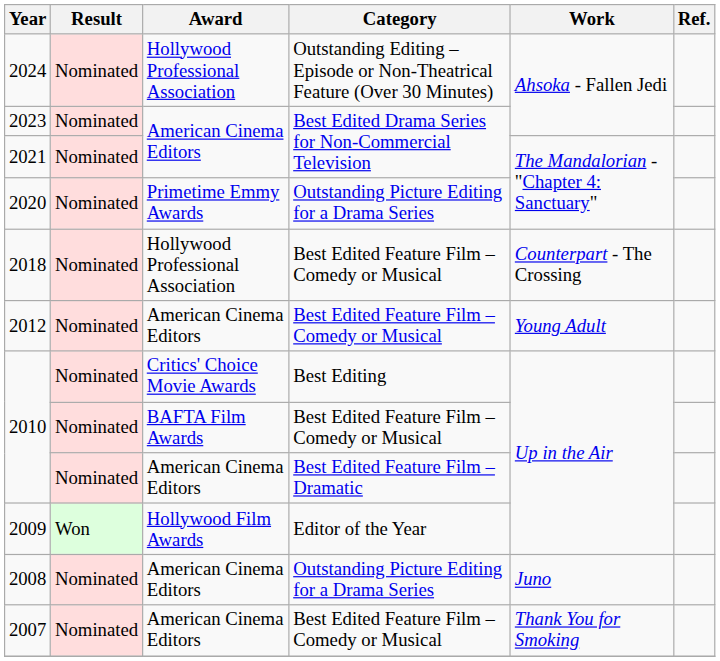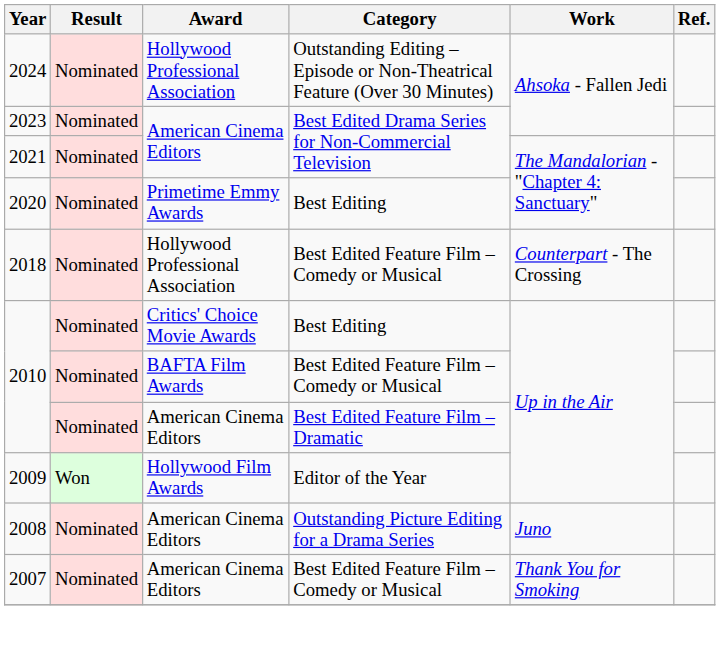(398, 203) Outstanding Picture Editing for a Drama Series -> (340, 203) Best Editing
- row: (28, 325)
